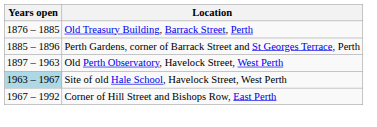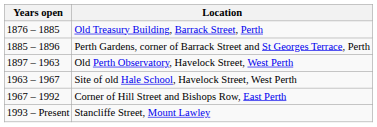(33, 79) lightblue background -> (33, 79) no background
+ row: (142, 113)
